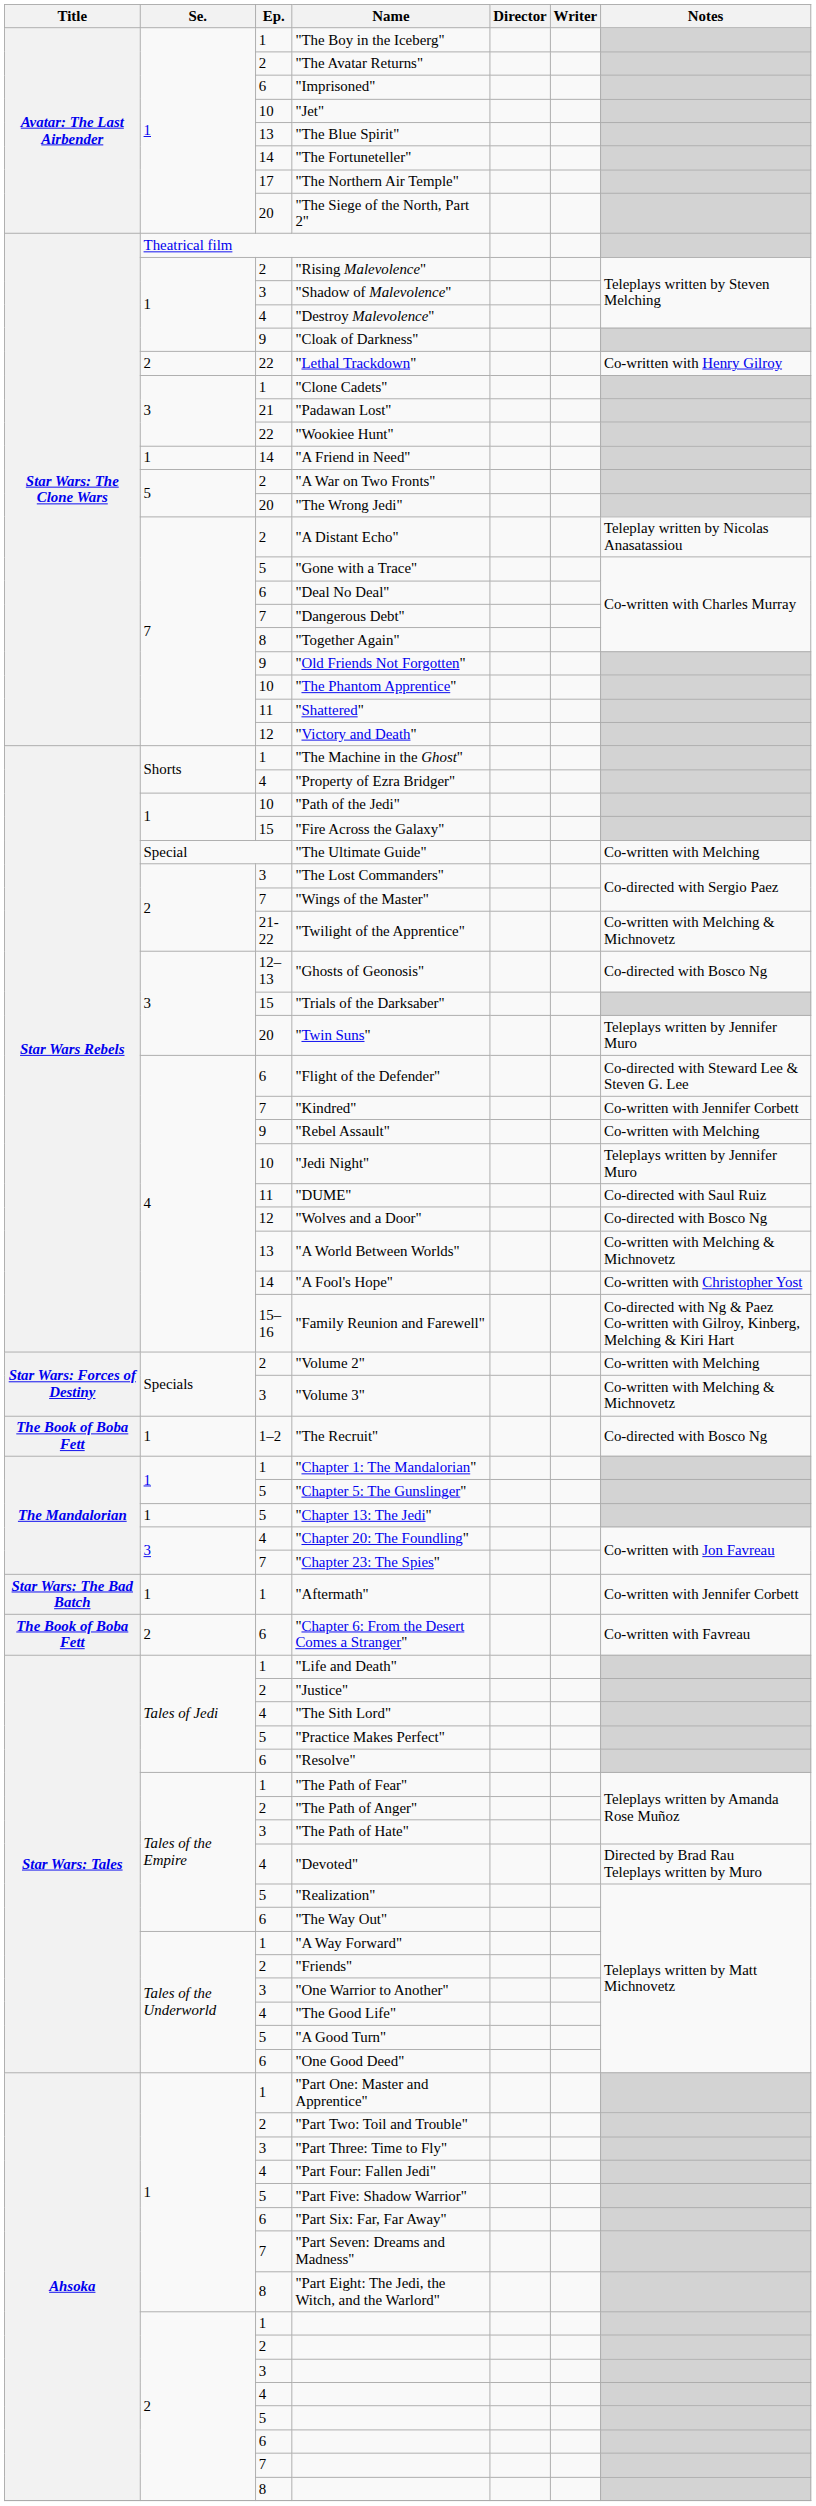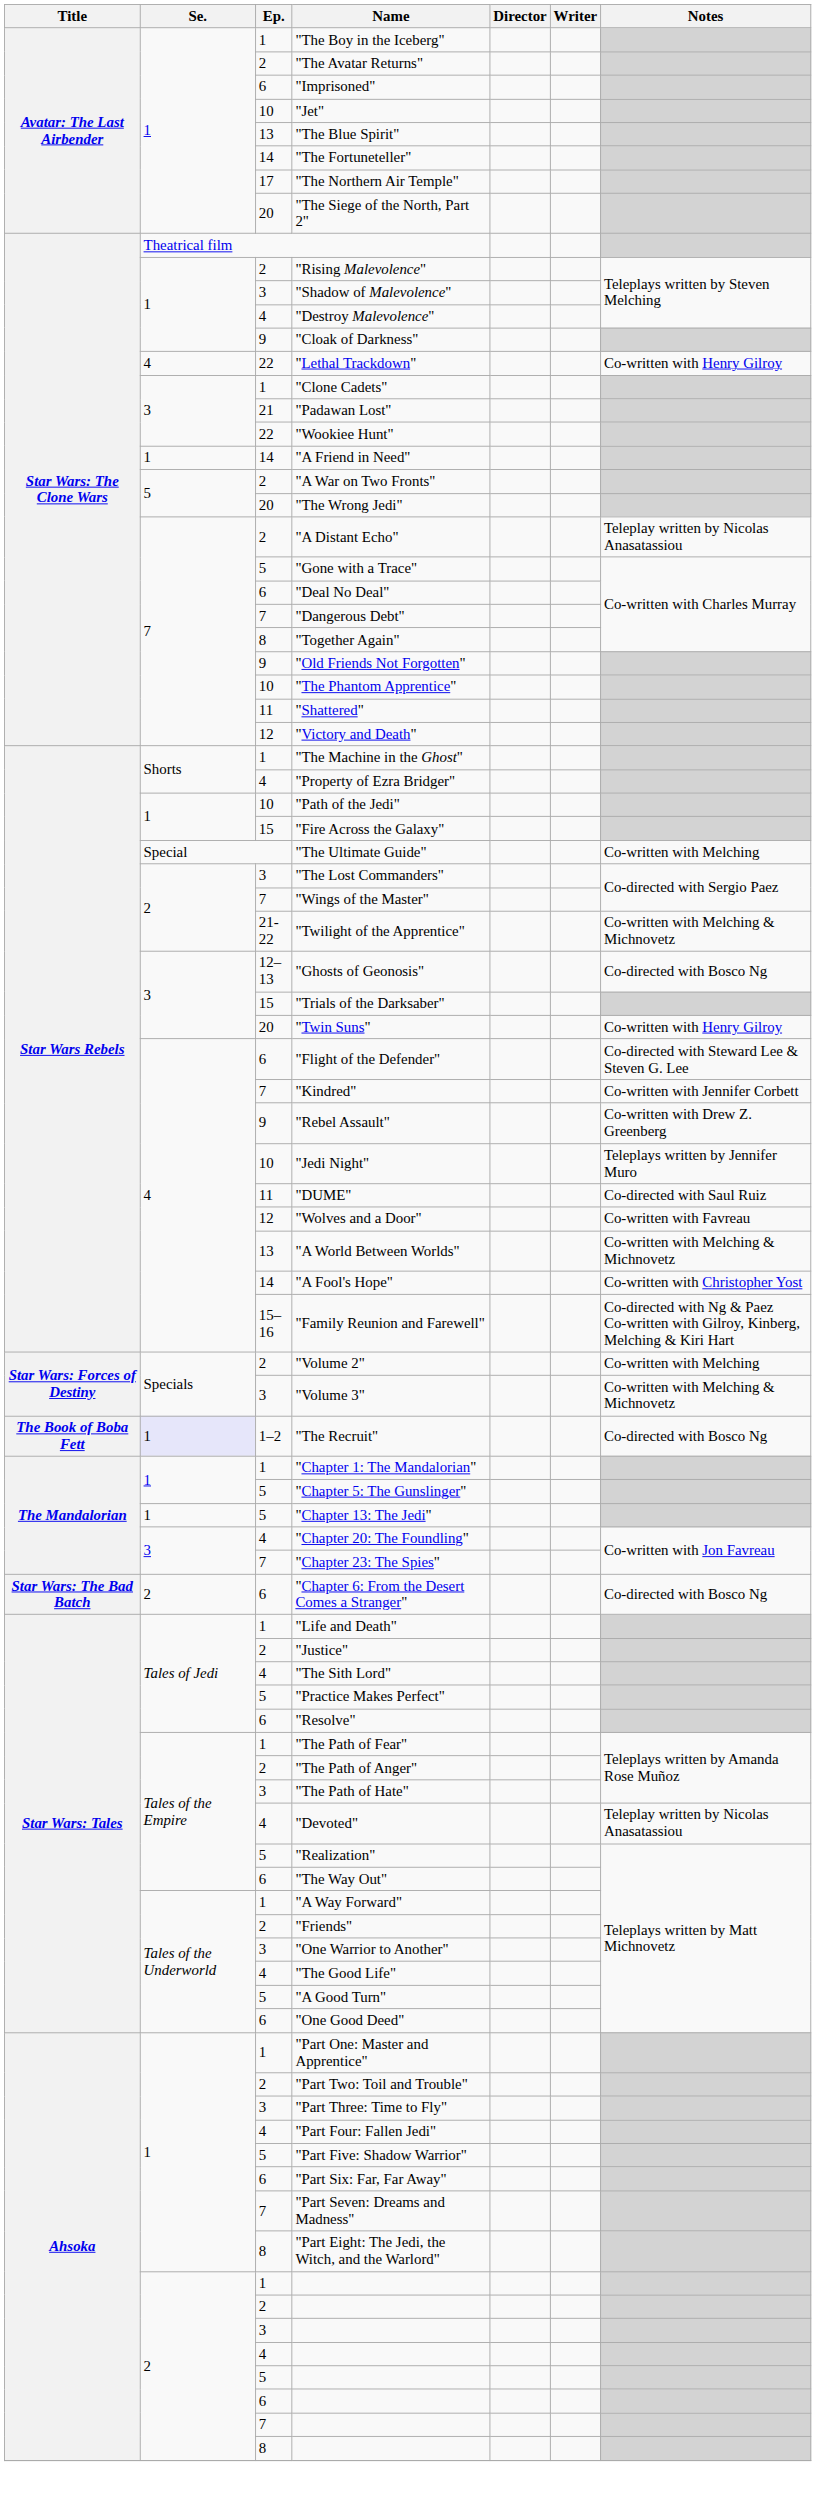(147, 363) 2 -> (147, 363) 4
(690, 1035) Teleplays written by Jennifer Muro -> (693, 1027) Co-written with Henry Gilroy
(682, 1131) Co-written with Melching -> (678, 1123) Co-written with Drew Z. Greenberg
(686, 1219) Co-directed with Bosco Ng -> (677, 1219) Co-written with Favreau
(147, 1435) no background -> (147, 1435) lavender background
- row: (263, 1594)
(72, 1634) The Book of Boba Fett -> (72, 1594) Star Wars: The Bad Batch
(677, 1634) Co-written with Favreau -> (686, 1594) Co-directed with Bosco Ng
(683, 1863) Directed by Brad Rau Teleplays written by Muro -> (686, 1823) Teleplay written by Nicolas Anasatassiou
